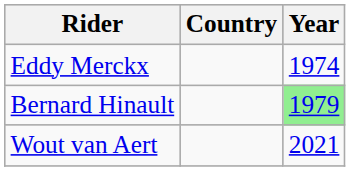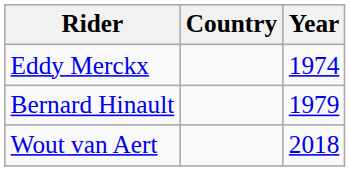(314, 104) lightgreen background -> (314, 104) no background
(314, 144) 2021 -> (314, 144) 2018
